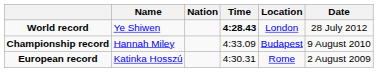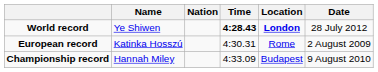(282, 28) normal -> (282, 28) bold
rows swapped: (58, 59) <-> (58, 43)
